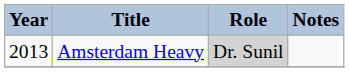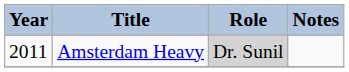(29, 50) 2013 -> (28, 50) 2011
